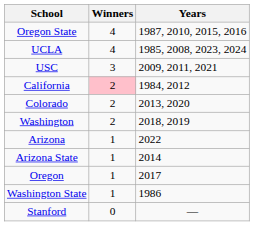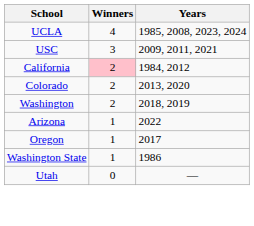- row: (47, 31)
- row: (47, 157)
- row: (47, 211)
+ row: (47, 175)
